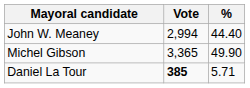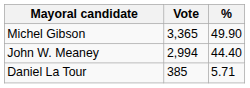rows swapped: (46, 53) <-> (53, 33)
(177, 72) bold -> (177, 72) normal
